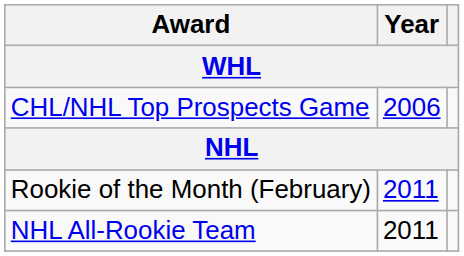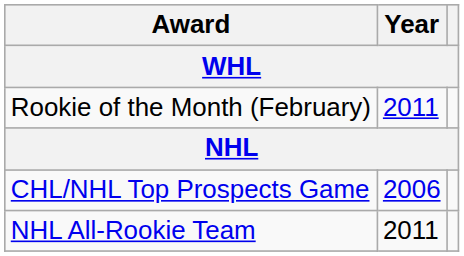rows swapped: (190, 107) <-> (191, 189)
